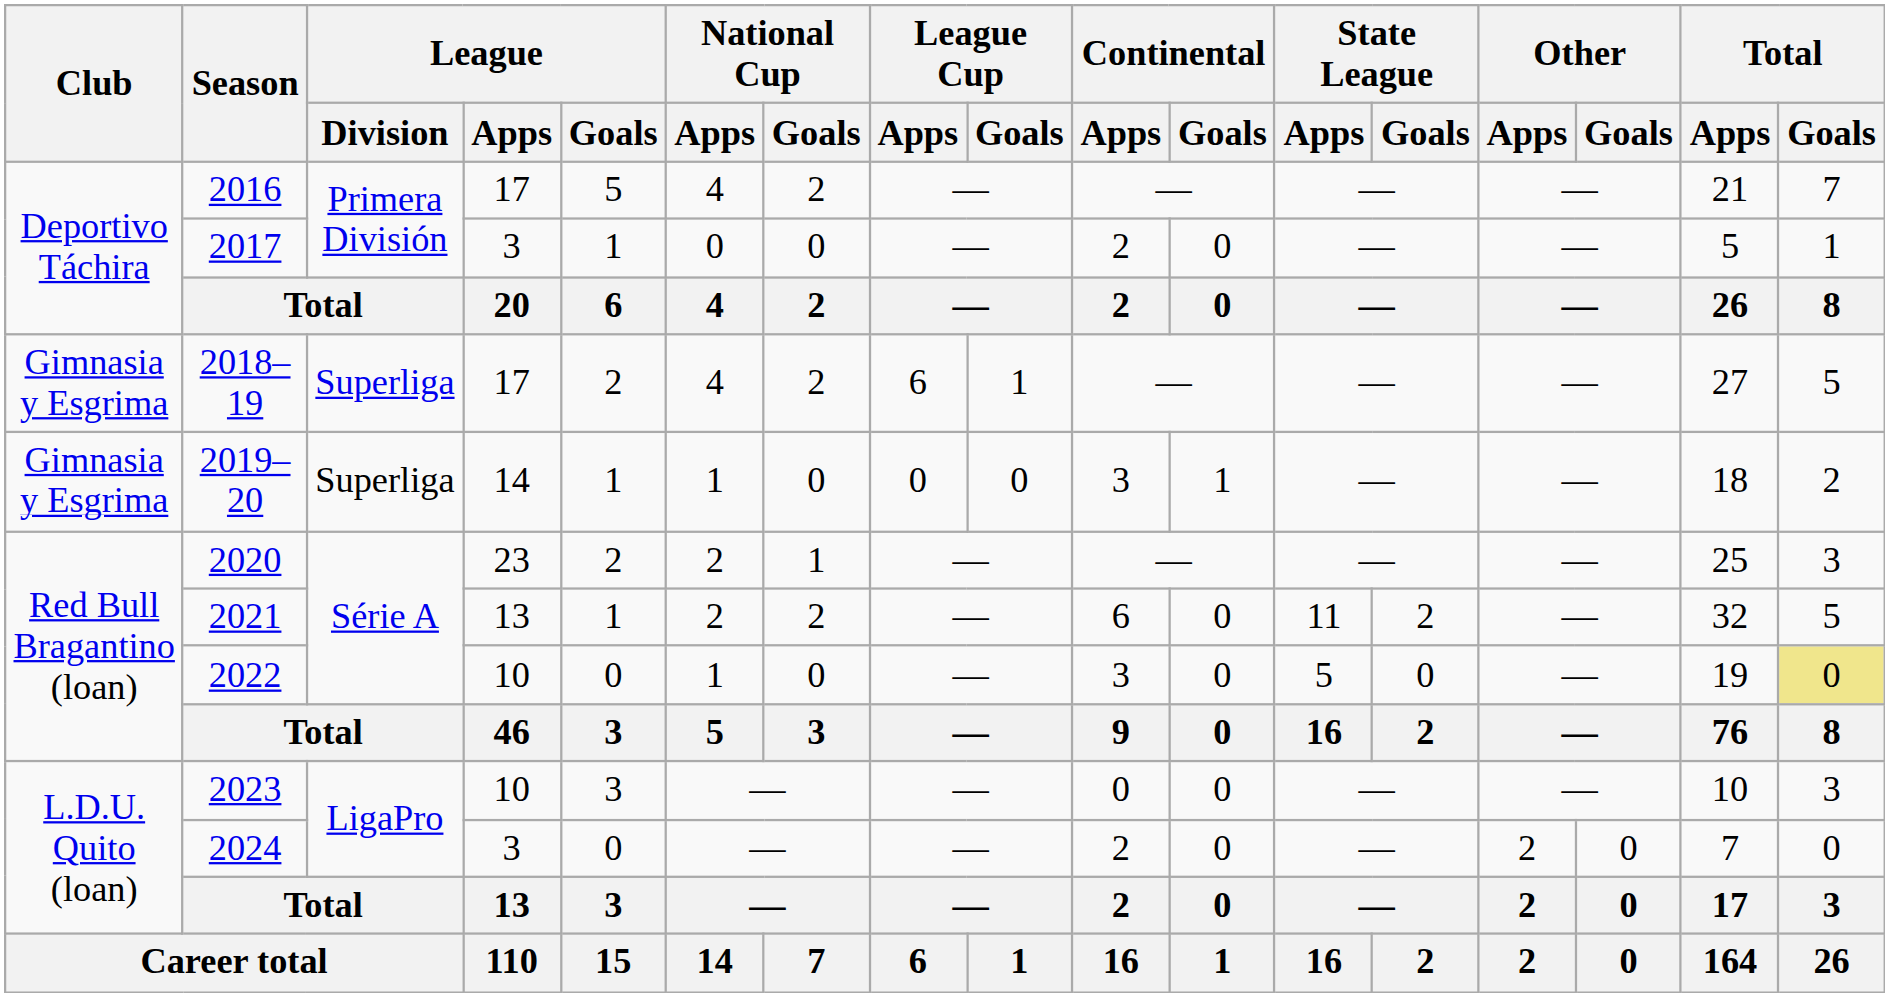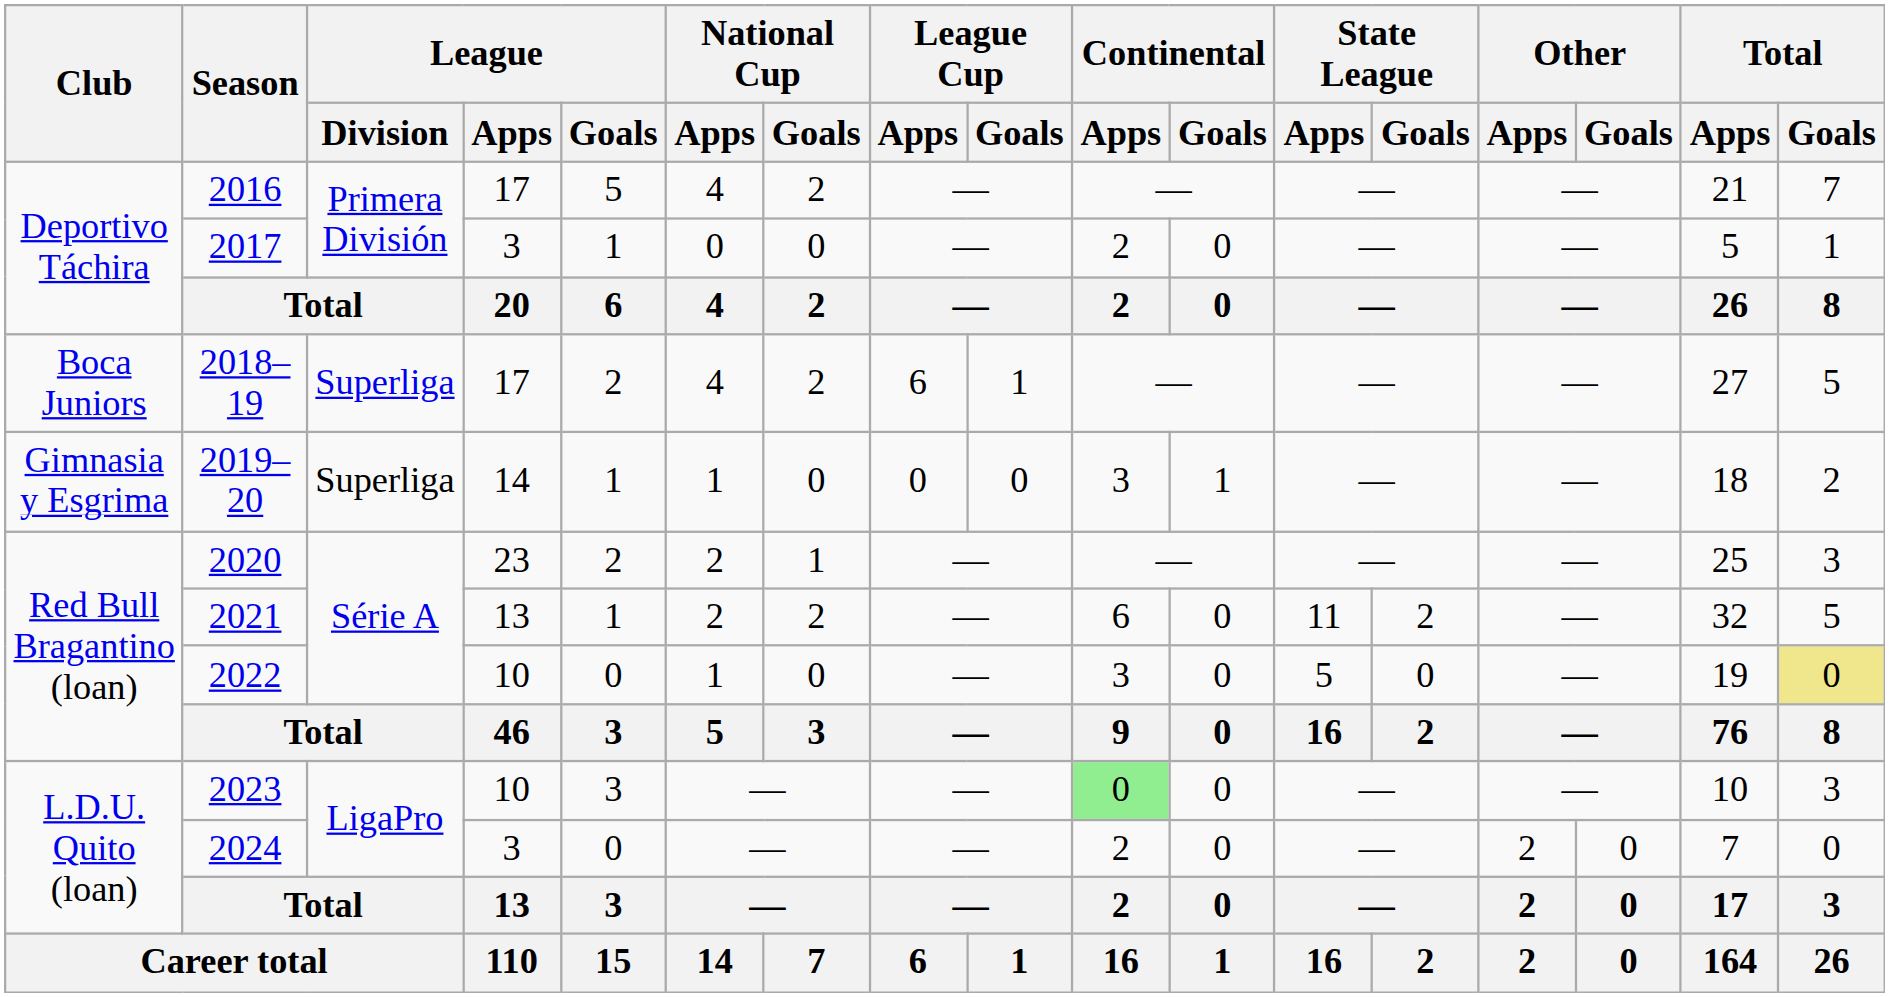(94, 382) Gimnasia y Esgrima -> (94, 382) Boca Juniors
(1121, 789) no background -> (1121, 789) lightgreen background
